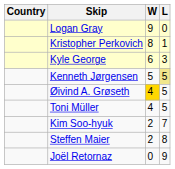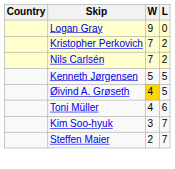(150, 44) 8 -> (150, 44) 7
(165, 44) 1 -> (165, 44) 2
+ row: (77, 60)
- row: (78, 60)
(165, 76) khaki background -> (165, 76) no background
(165, 108) 5 -> (165, 108) 6
(150, 124) 2 -> (150, 124) 3
(165, 140) 8 -> (165, 140) 7
- row: (81, 156)
